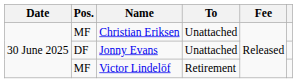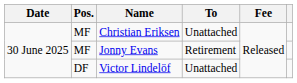(81, 50) DF -> (82, 50) MF
(211, 50) Unattached -> (210, 50) Retirement
(82, 68) MF -> (81, 68) DF
(210, 68) Retirement -> (211, 68) Unattached
